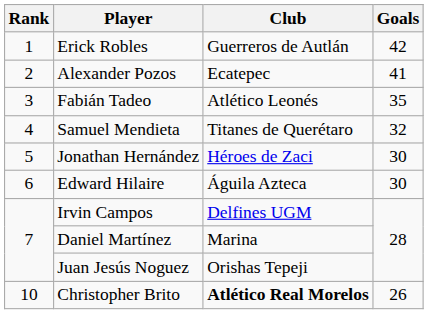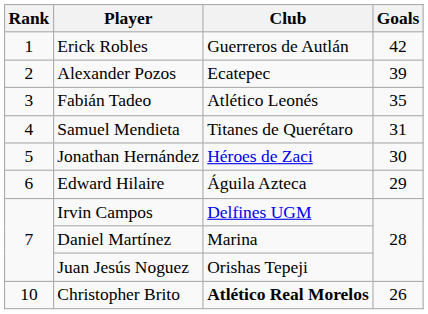(398, 73) 41 -> (398, 73) 39
(398, 128) 32 -> (398, 128) 31
(398, 184) 30 -> (398, 184) 29
